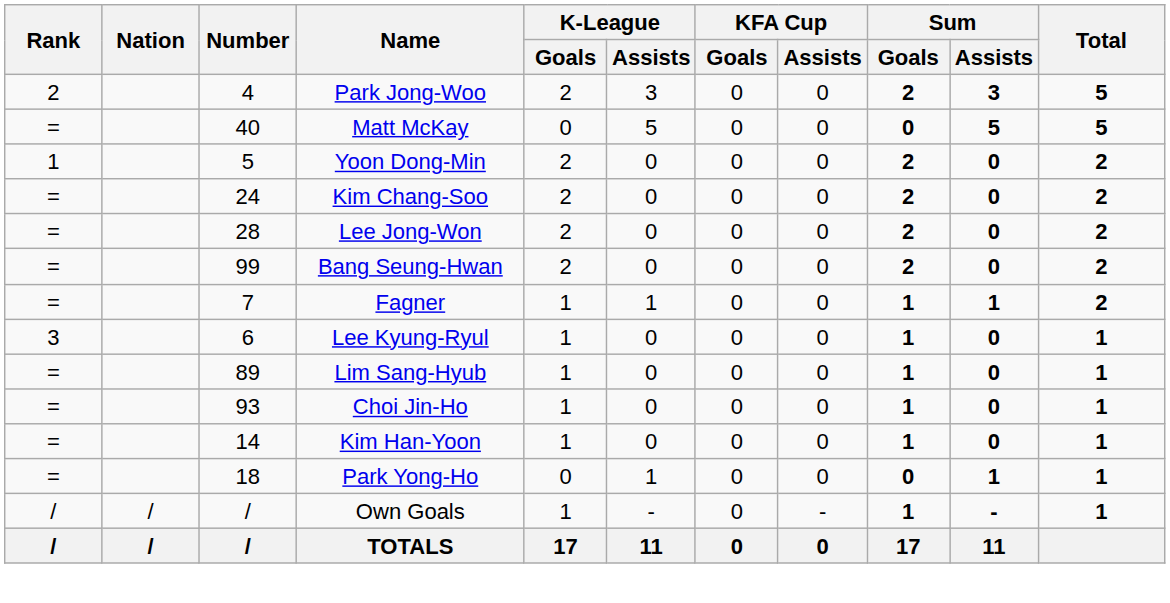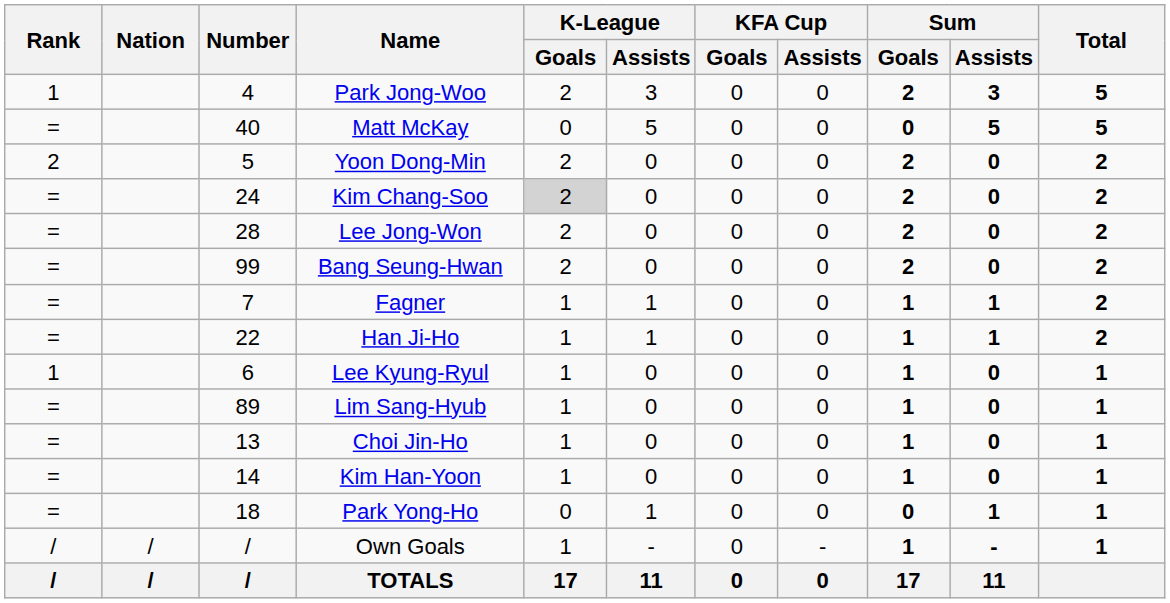(53, 92) 2 -> (53, 92) 1
(53, 162) 1 -> (53, 162) 2
(566, 197) no background -> (566, 197) lightgrey background
+ row: (410, 336)
(53, 336) 3 -> (53, 371) 1
(248, 406) 93 -> (248, 441) 13
